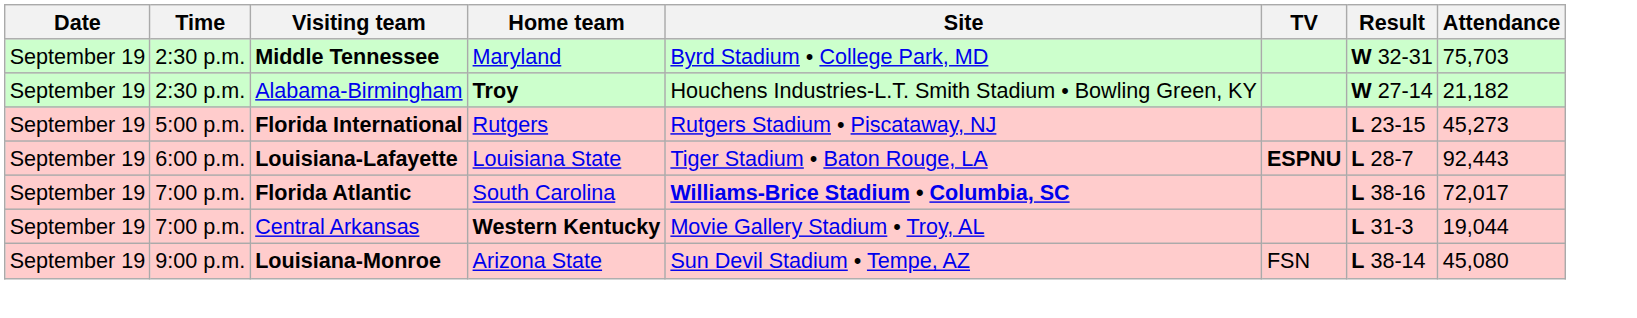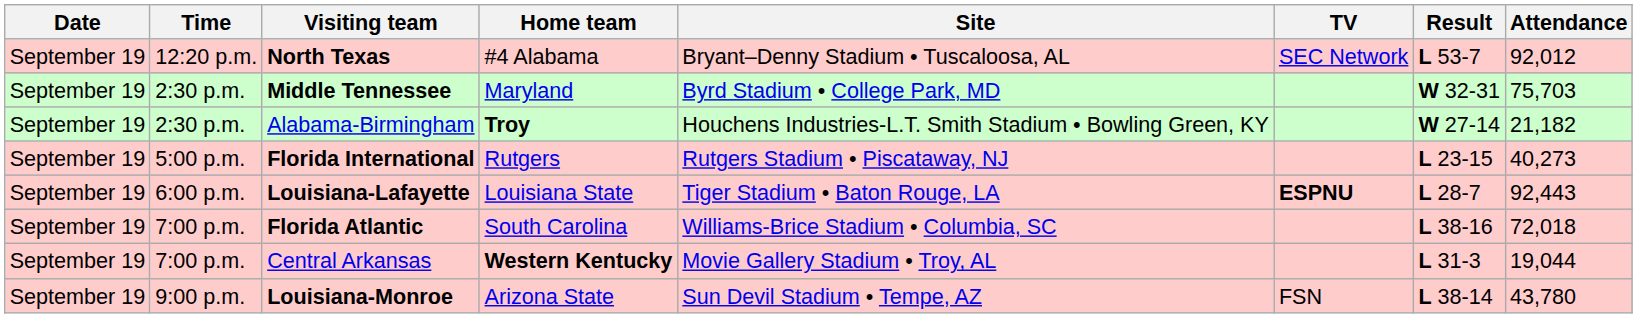+ row: (329, 56)
(1476, 124) 45,273 -> (1543, 159) 40,273
(870, 193) bold -> (870, 227) normal
(1476, 193) 72,017 -> (1543, 227) 72,018
(1476, 261) 45,080 -> (1543, 295) 43,780
